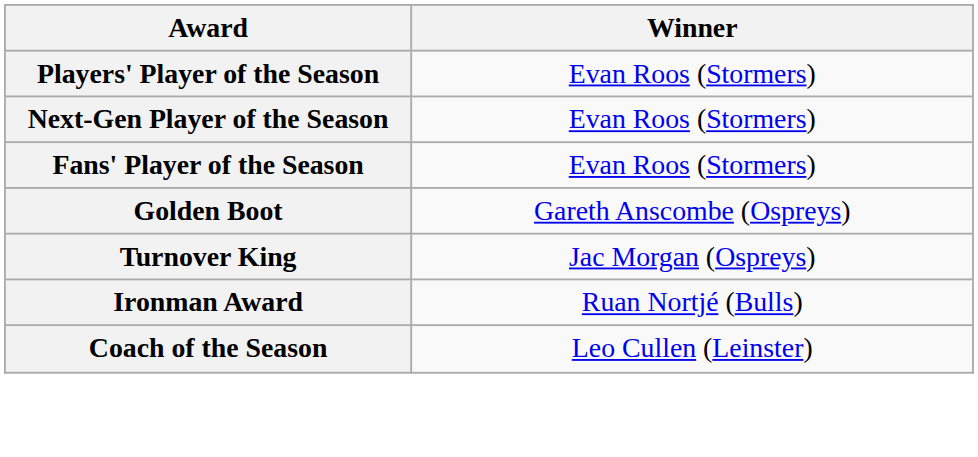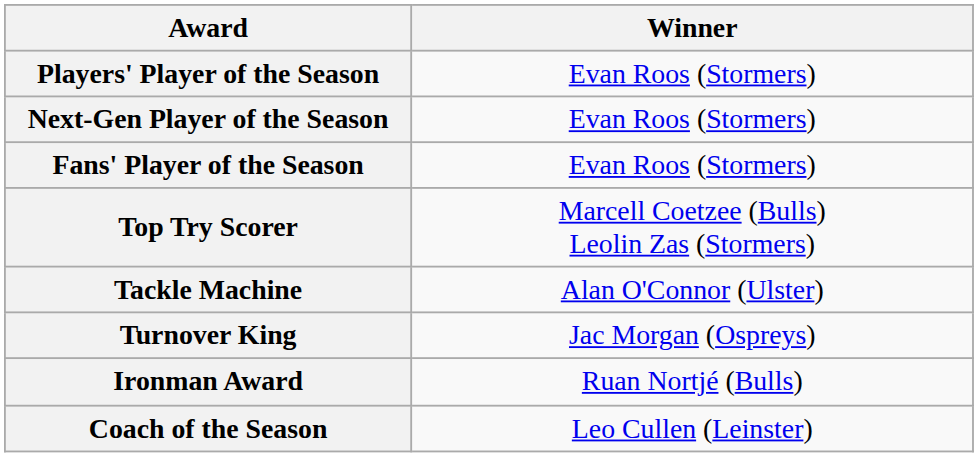- row: (208, 211)
+ row: (208, 227)
+ row: (208, 289)
